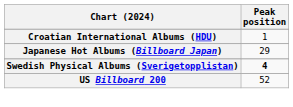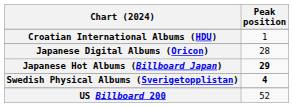+ row: (123, 51)
(265, 51) normal -> (265, 66) bold
